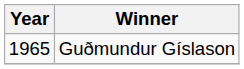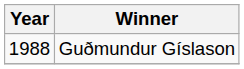(30, 48) 1965 -> (30, 48) 1988
